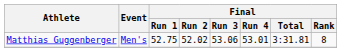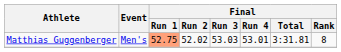(164, 40) no background -> (164, 40) lightsalmon background
(225, 40) 53.06 -> (225, 40) 53.03
